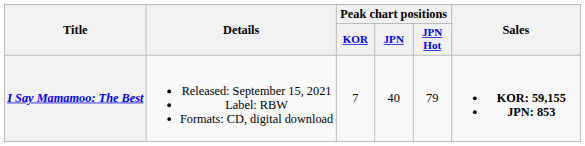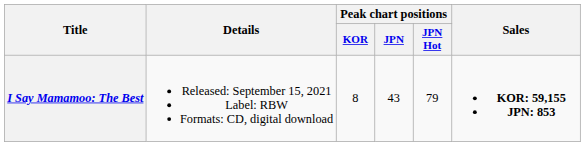(355, 98) 7 -> (355, 98) 8
(394, 98) 40 -> (394, 98) 43
